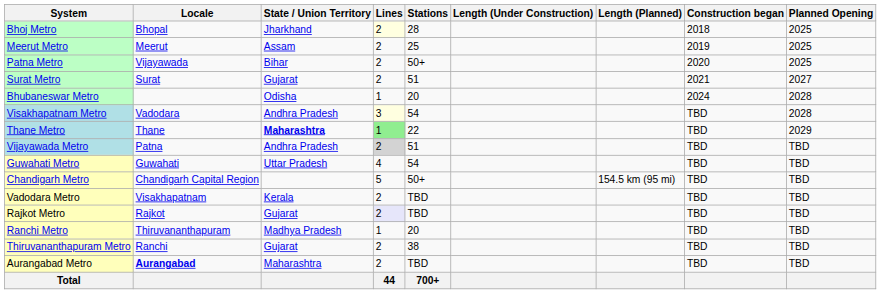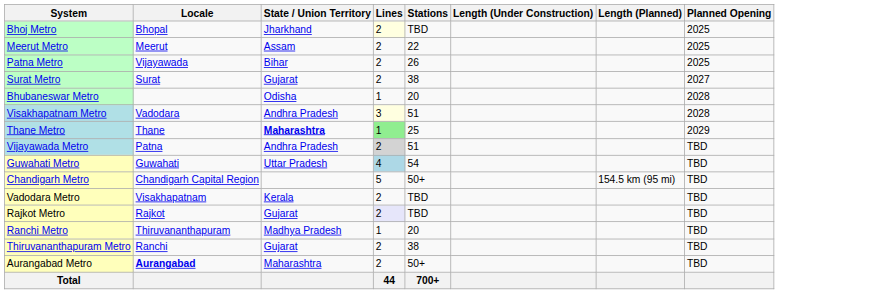- column: (735, 13)
(413, 30) 28 -> (418, 30) TBD
(413, 46) 25 -> (413, 46) 22
(416, 63) 50+ -> (413, 63) 26
(413, 80) 51 -> (413, 80) 38
(413, 113) 54 -> (413, 113) 51
(413, 130) 22 -> (413, 130) 25
(379, 163) no background -> (379, 163) lightblue background
(418, 264) TBD -> (416, 264) 50+
